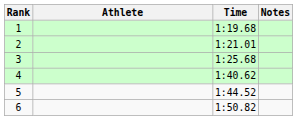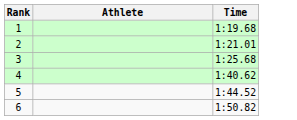- column: (275, 12)
